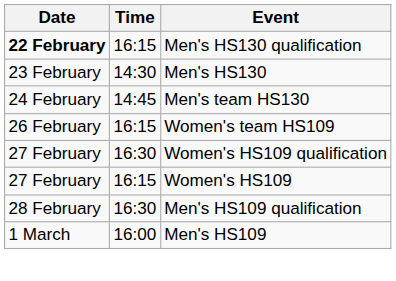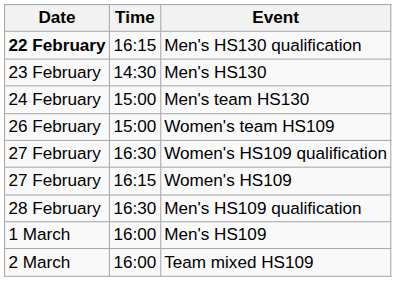(135, 99) 14:45 -> (135, 99) 15:00
(135, 126) 16:15 -> (135, 126) 15:00
+ row: (239, 262)
